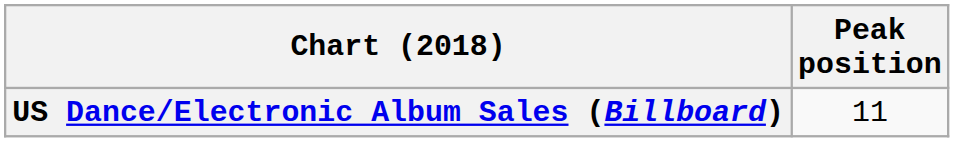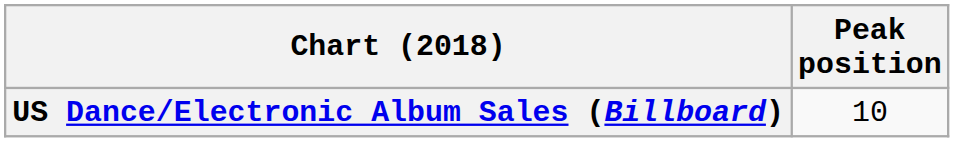(870, 113) 11 -> (870, 113) 10
